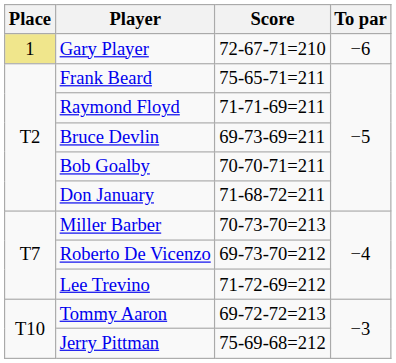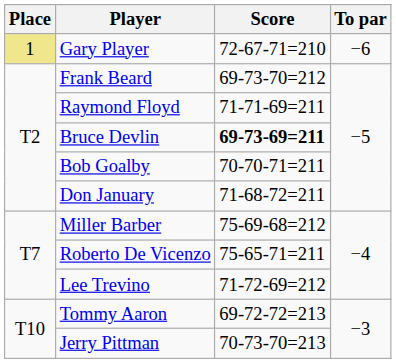(272, 78) 75-65-71=211 -> (273, 78) 69-73-70=212
(272, 136) normal -> (272, 136) bold
(273, 225) 70-73-70=213 -> (273, 225) 75-69-68=212
(273, 254) 69-73-70=212 -> (272, 254) 75-65-71=211
(273, 343) 75-69-68=212 -> (273, 343) 70-73-70=213
